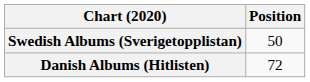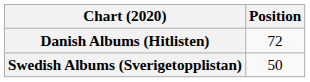rows swapped: (125, 64) <-> (125, 40)
